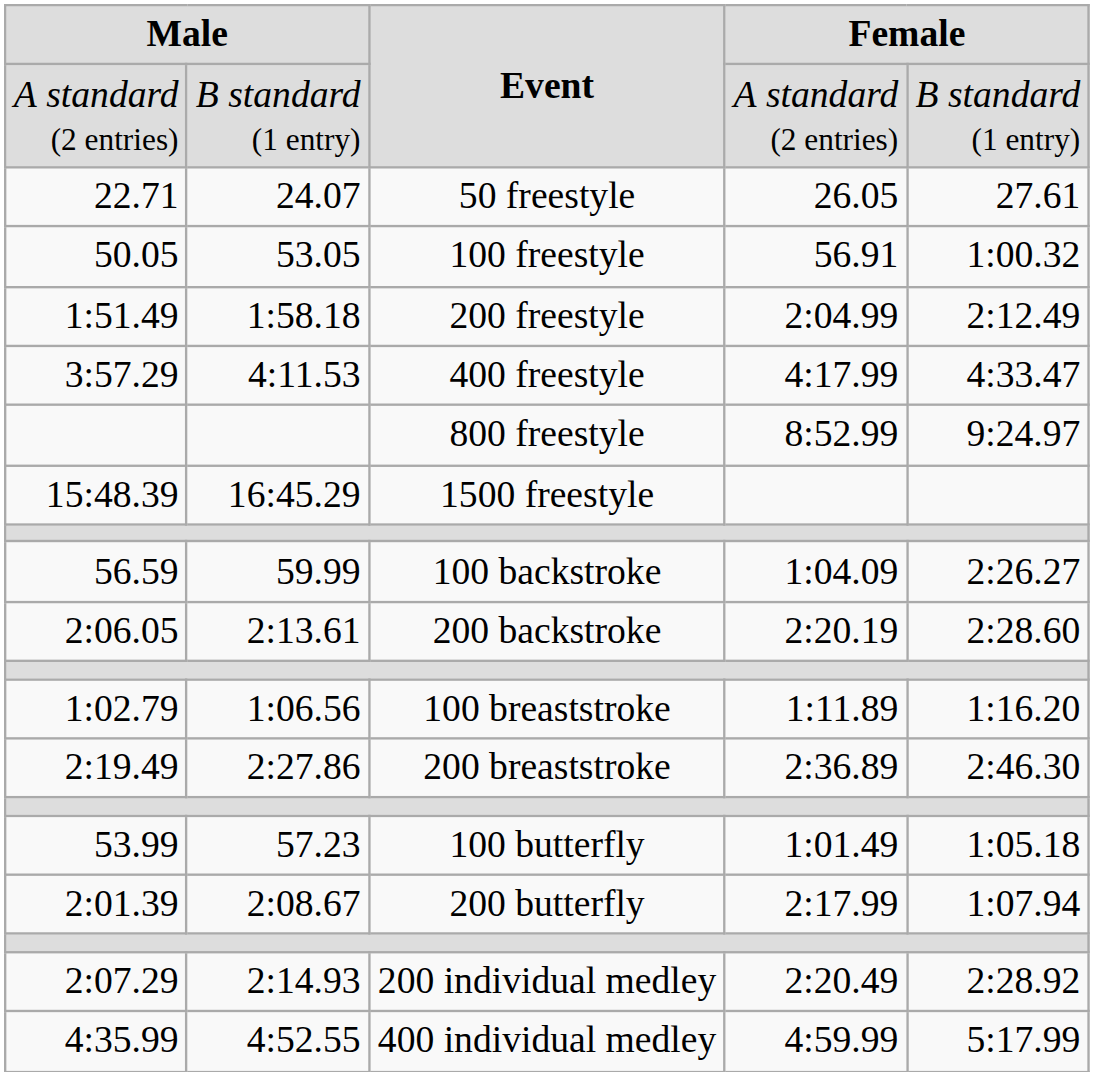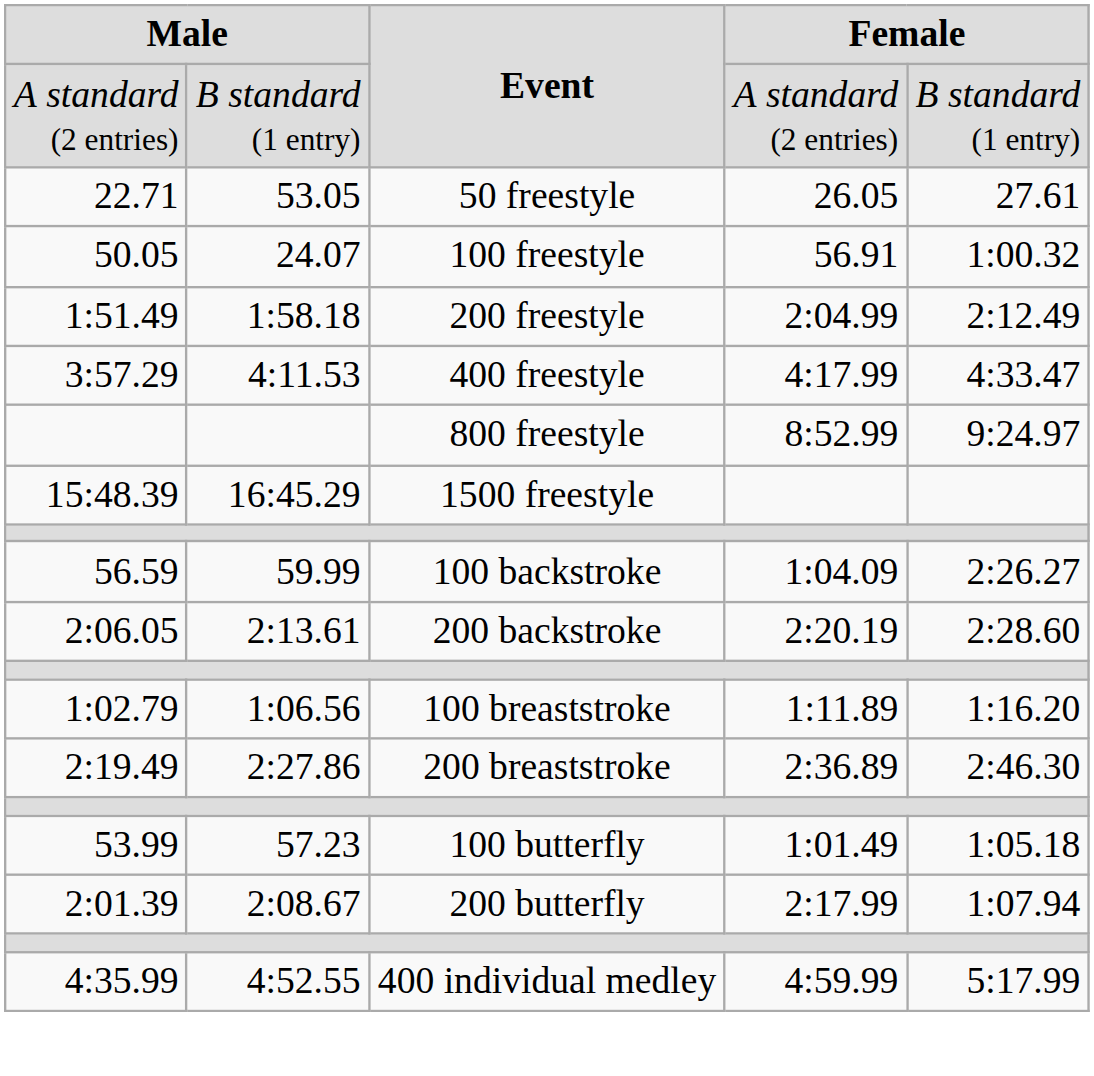(318, 195) 24.07 -> (318, 195) 53.05
(318, 255) 53.05 -> (318, 255) 24.07
- row: (122, 980)
